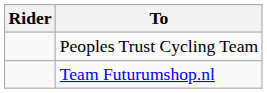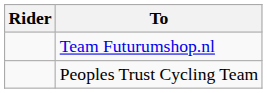rows swapped: (159, 46) <-> (137, 74)
